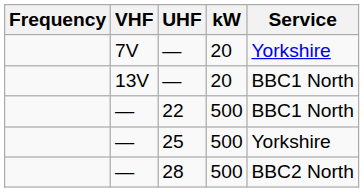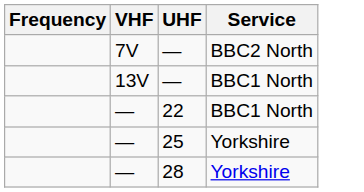- column: (227, 19)
(291, 50) Yorkshire -> (262, 50) BBC2 North
(303, 171) BBC2 North -> (250, 171) Yorkshire
